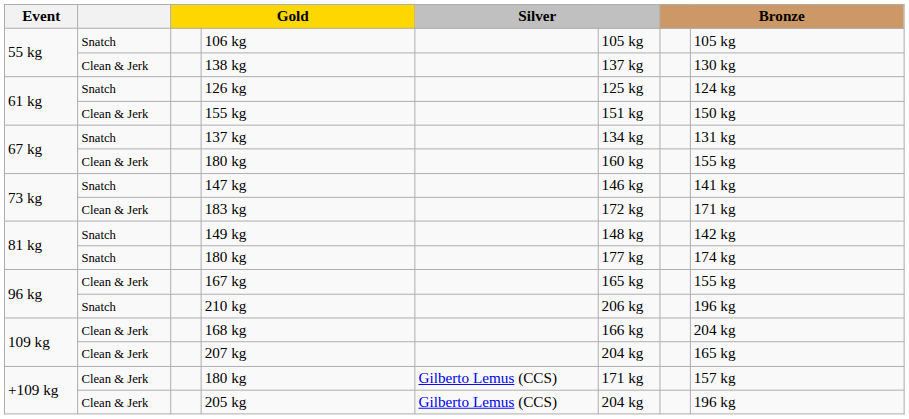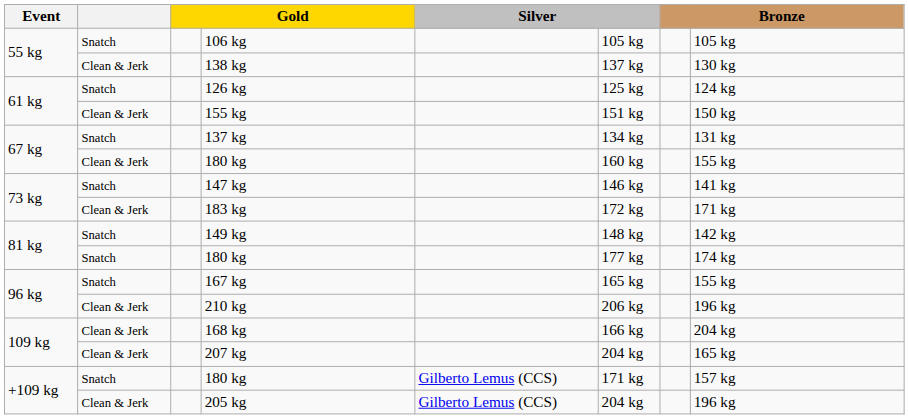(115, 282) Clean & Jerk -> (99, 282) Snatch
(99, 306) Snatch -> (115, 306) Clean & Jerk
(115, 379) Clean & Jerk -> (99, 379) Snatch
